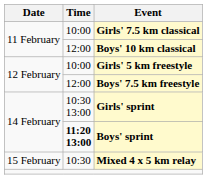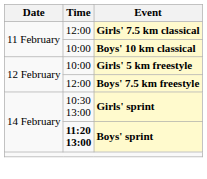(78, 30) 10:00 -> (78, 30) 12:00
(78, 48) 12:00 -> (78, 48) 10:00
- row: (146, 160)
